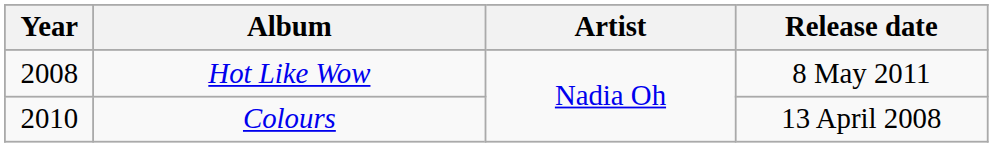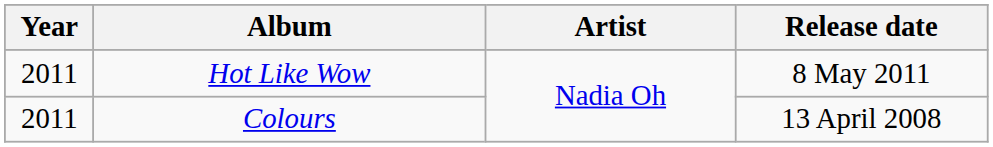(49, 73) 2008 -> (49, 73) 2011
(49, 118) 2010 -> (49, 118) 2011
